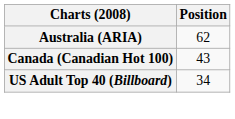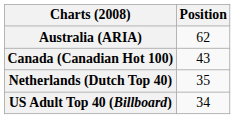+ row: (90, 80)
